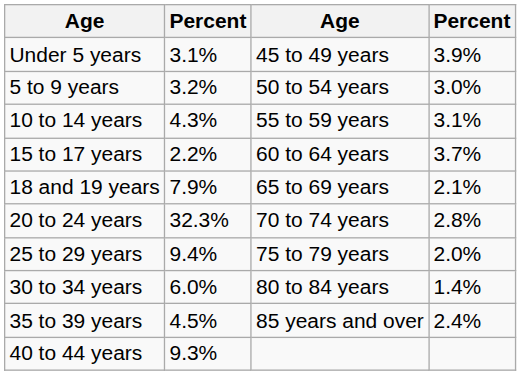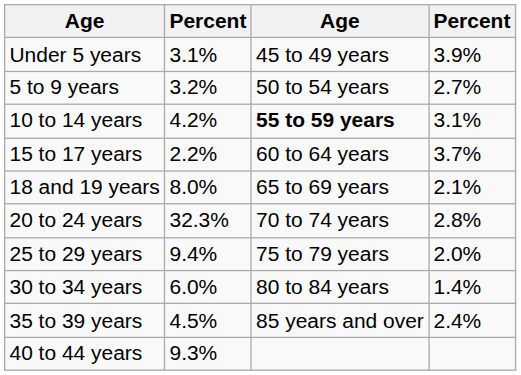(457, 87) 3.0% -> (457, 87) 2.7%
(193, 120) 4.3% -> (193, 120) 4.2%
(322, 120) normal -> (325, 120) bold
(193, 187) 7.9% -> (193, 187) 8.0%
